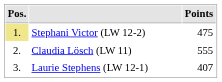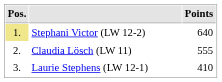(205, 32) 475 -> (205, 32) 640
(205, 68) 407 -> (205, 68) 410
